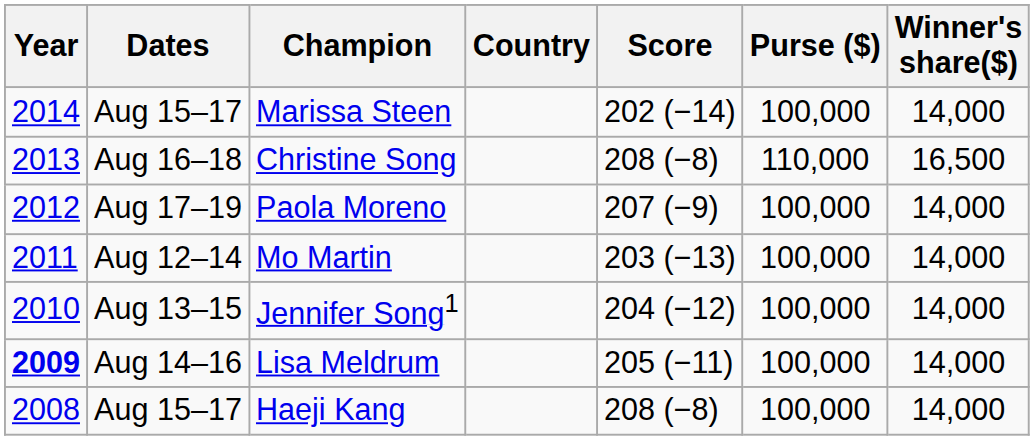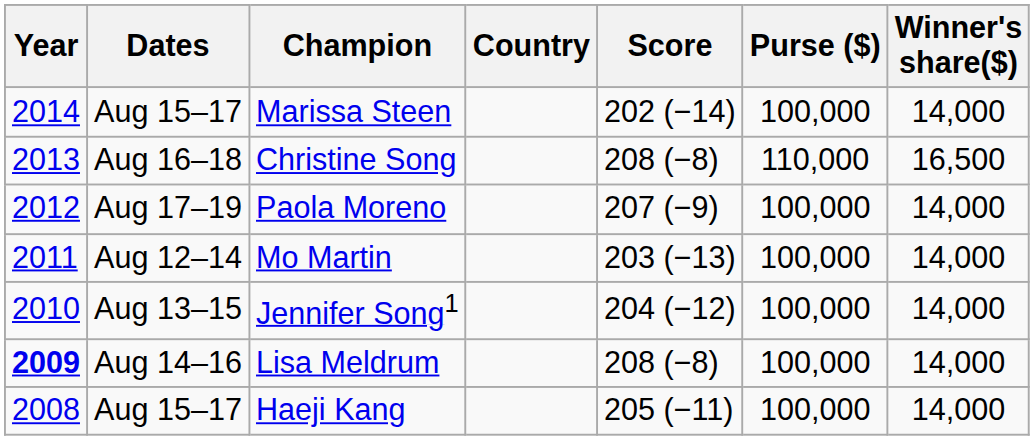(669, 362) 205 (−11) -> (661, 362) 208 (−8)
(661, 410) 208 (−8) -> (669, 410) 205 (−11)
